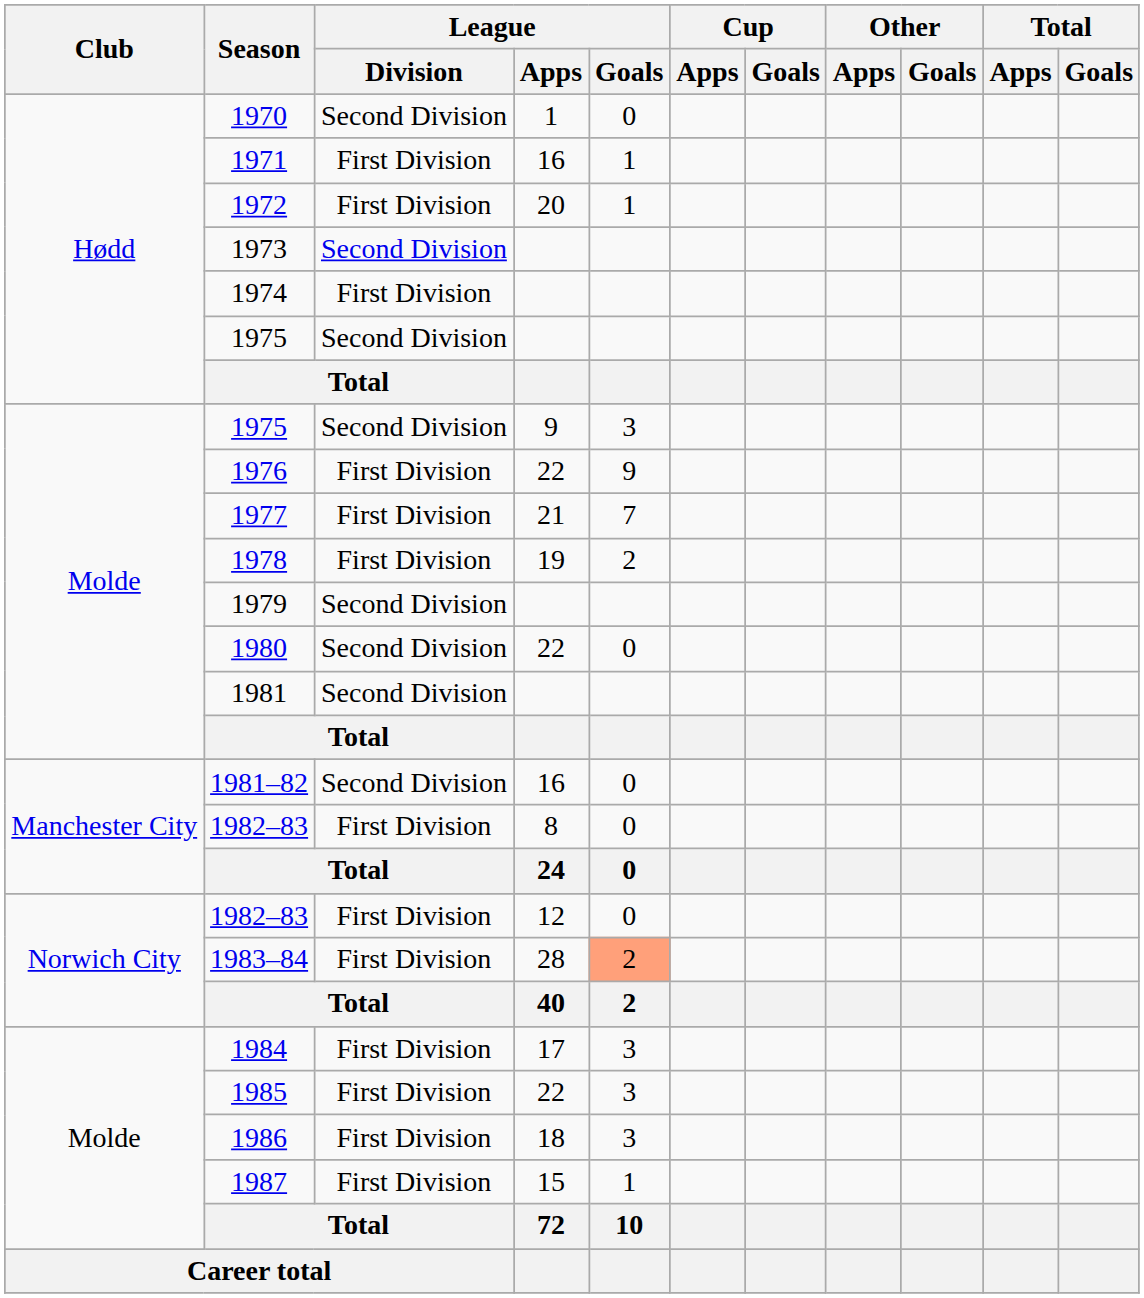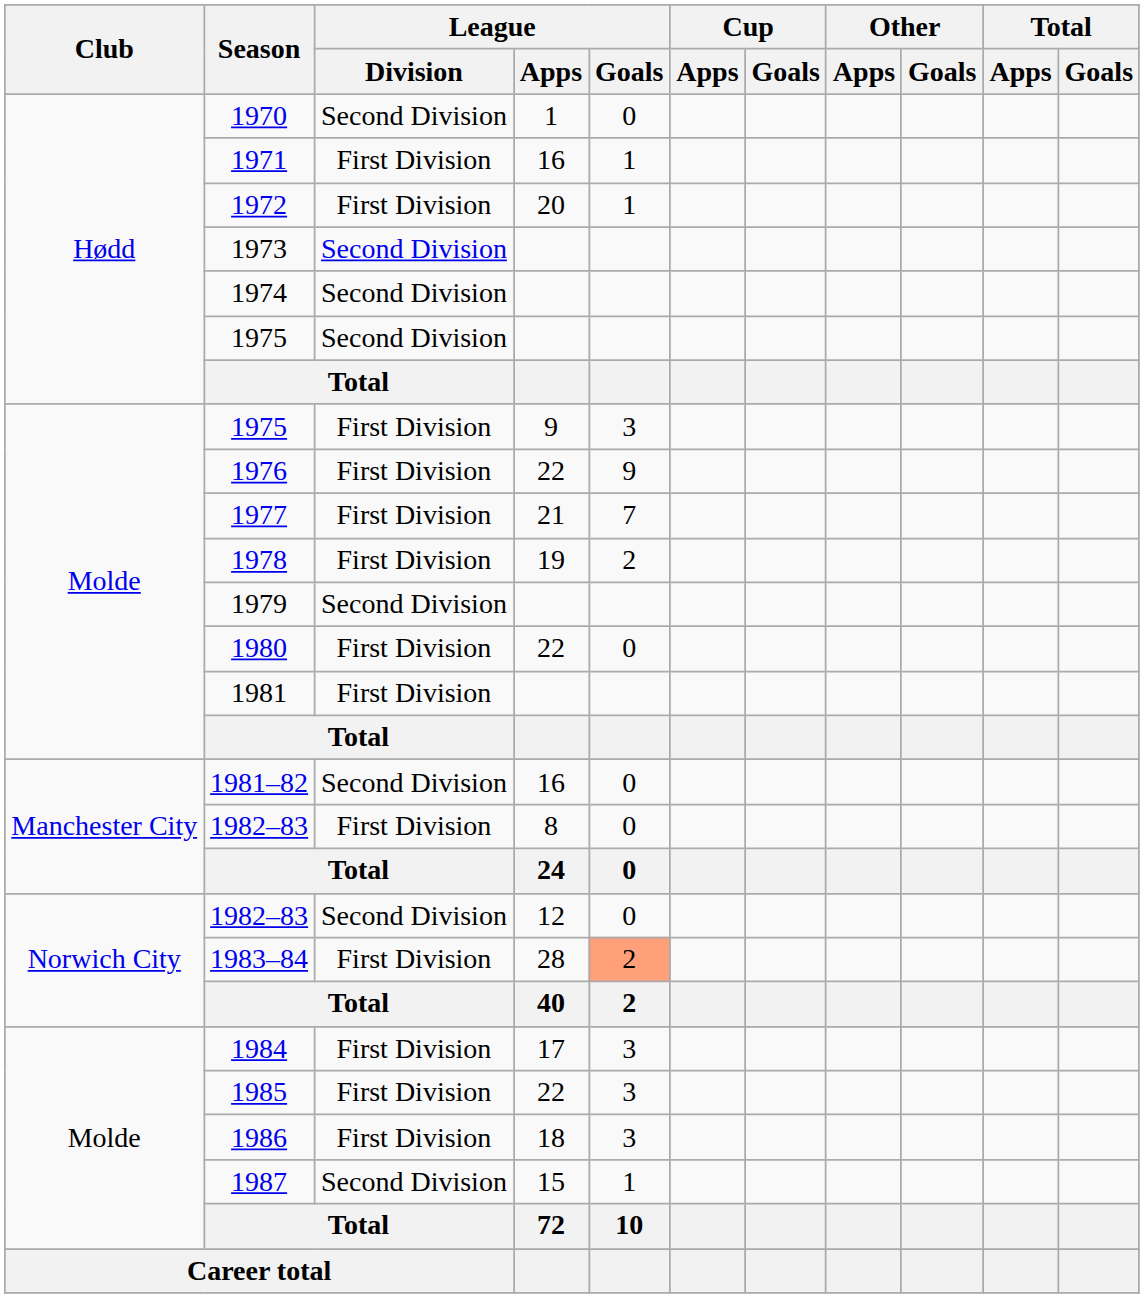(414, 293) First Division -> (414, 293) Second Division
(414, 426) Second Division -> (414, 426) First Division
(414, 648) Second Division -> (414, 648) First Division
(414, 692) Second Division -> (414, 692) First Division
(414, 914) First Division -> (414, 914) Second Division
(414, 1181) First Division -> (414, 1181) Second Division
